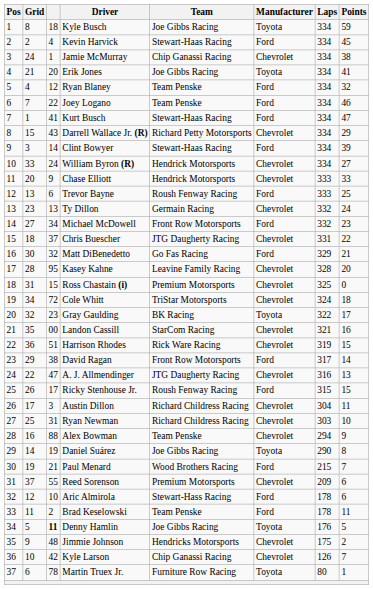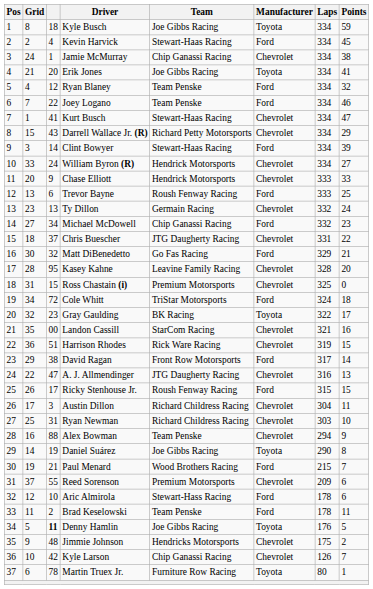(265, 117) Ford -> (275, 117) Chevrolet
(196, 223) Front Row Motorsports -> (192, 223) Chip Ganassi Racing
(275, 299) Chevrolet -> (265, 299) Ford
